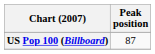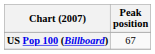(131, 40) 87 -> (131, 40) 67
